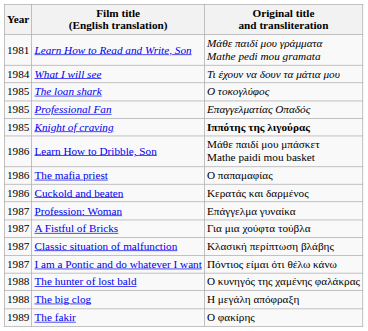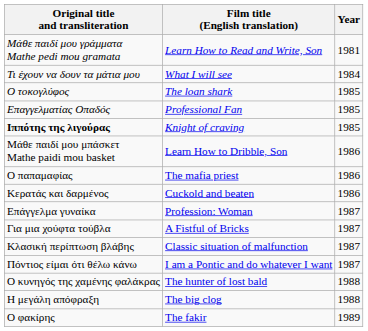columns swapped: (18, 19) <-> (283, 19)
